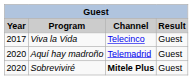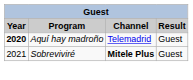- row: (54, 40)
(16, 54) normal -> (16, 40) bold
(16, 68) 2020 -> (16, 54) 2021
